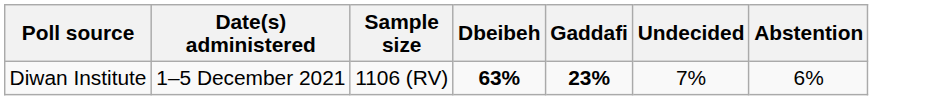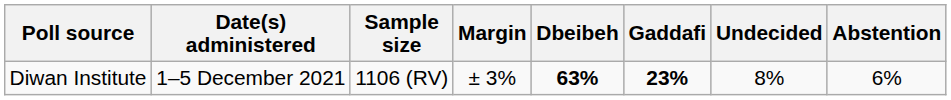+ column: (492, 33)
(691, 78) 7% -> (769, 78) 8%
